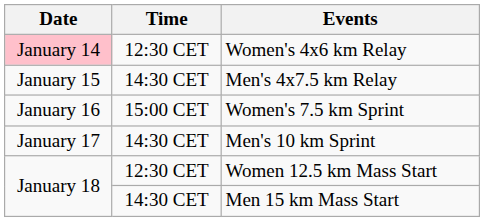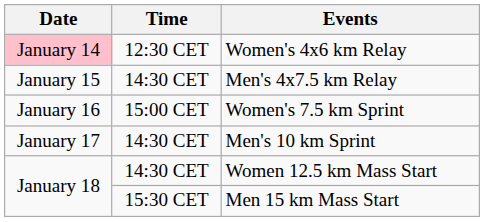(167, 170) 12:30 CET -> (167, 170) 14:30 CET
(167, 200) 14:30 CET -> (167, 200) 15:30 CET
